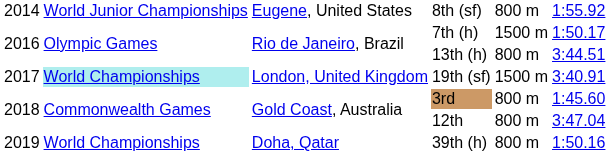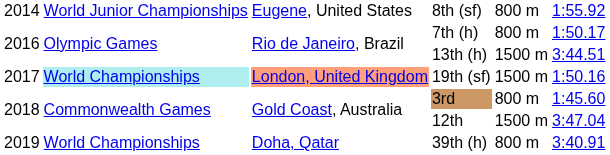(521, 32) 1500 m -> (517, 32) 800 m
(517, 54) 800 m -> (521, 54) 1500 m
(340, 76) no background -> (340, 76) lightsalmon background
(579, 76) 3:40.91 -> (579, 76) 1:50.16
(517, 120) 800 m -> (521, 120) 1500 m
(579, 142) 1:50.16 -> (579, 142) 3:40.91
